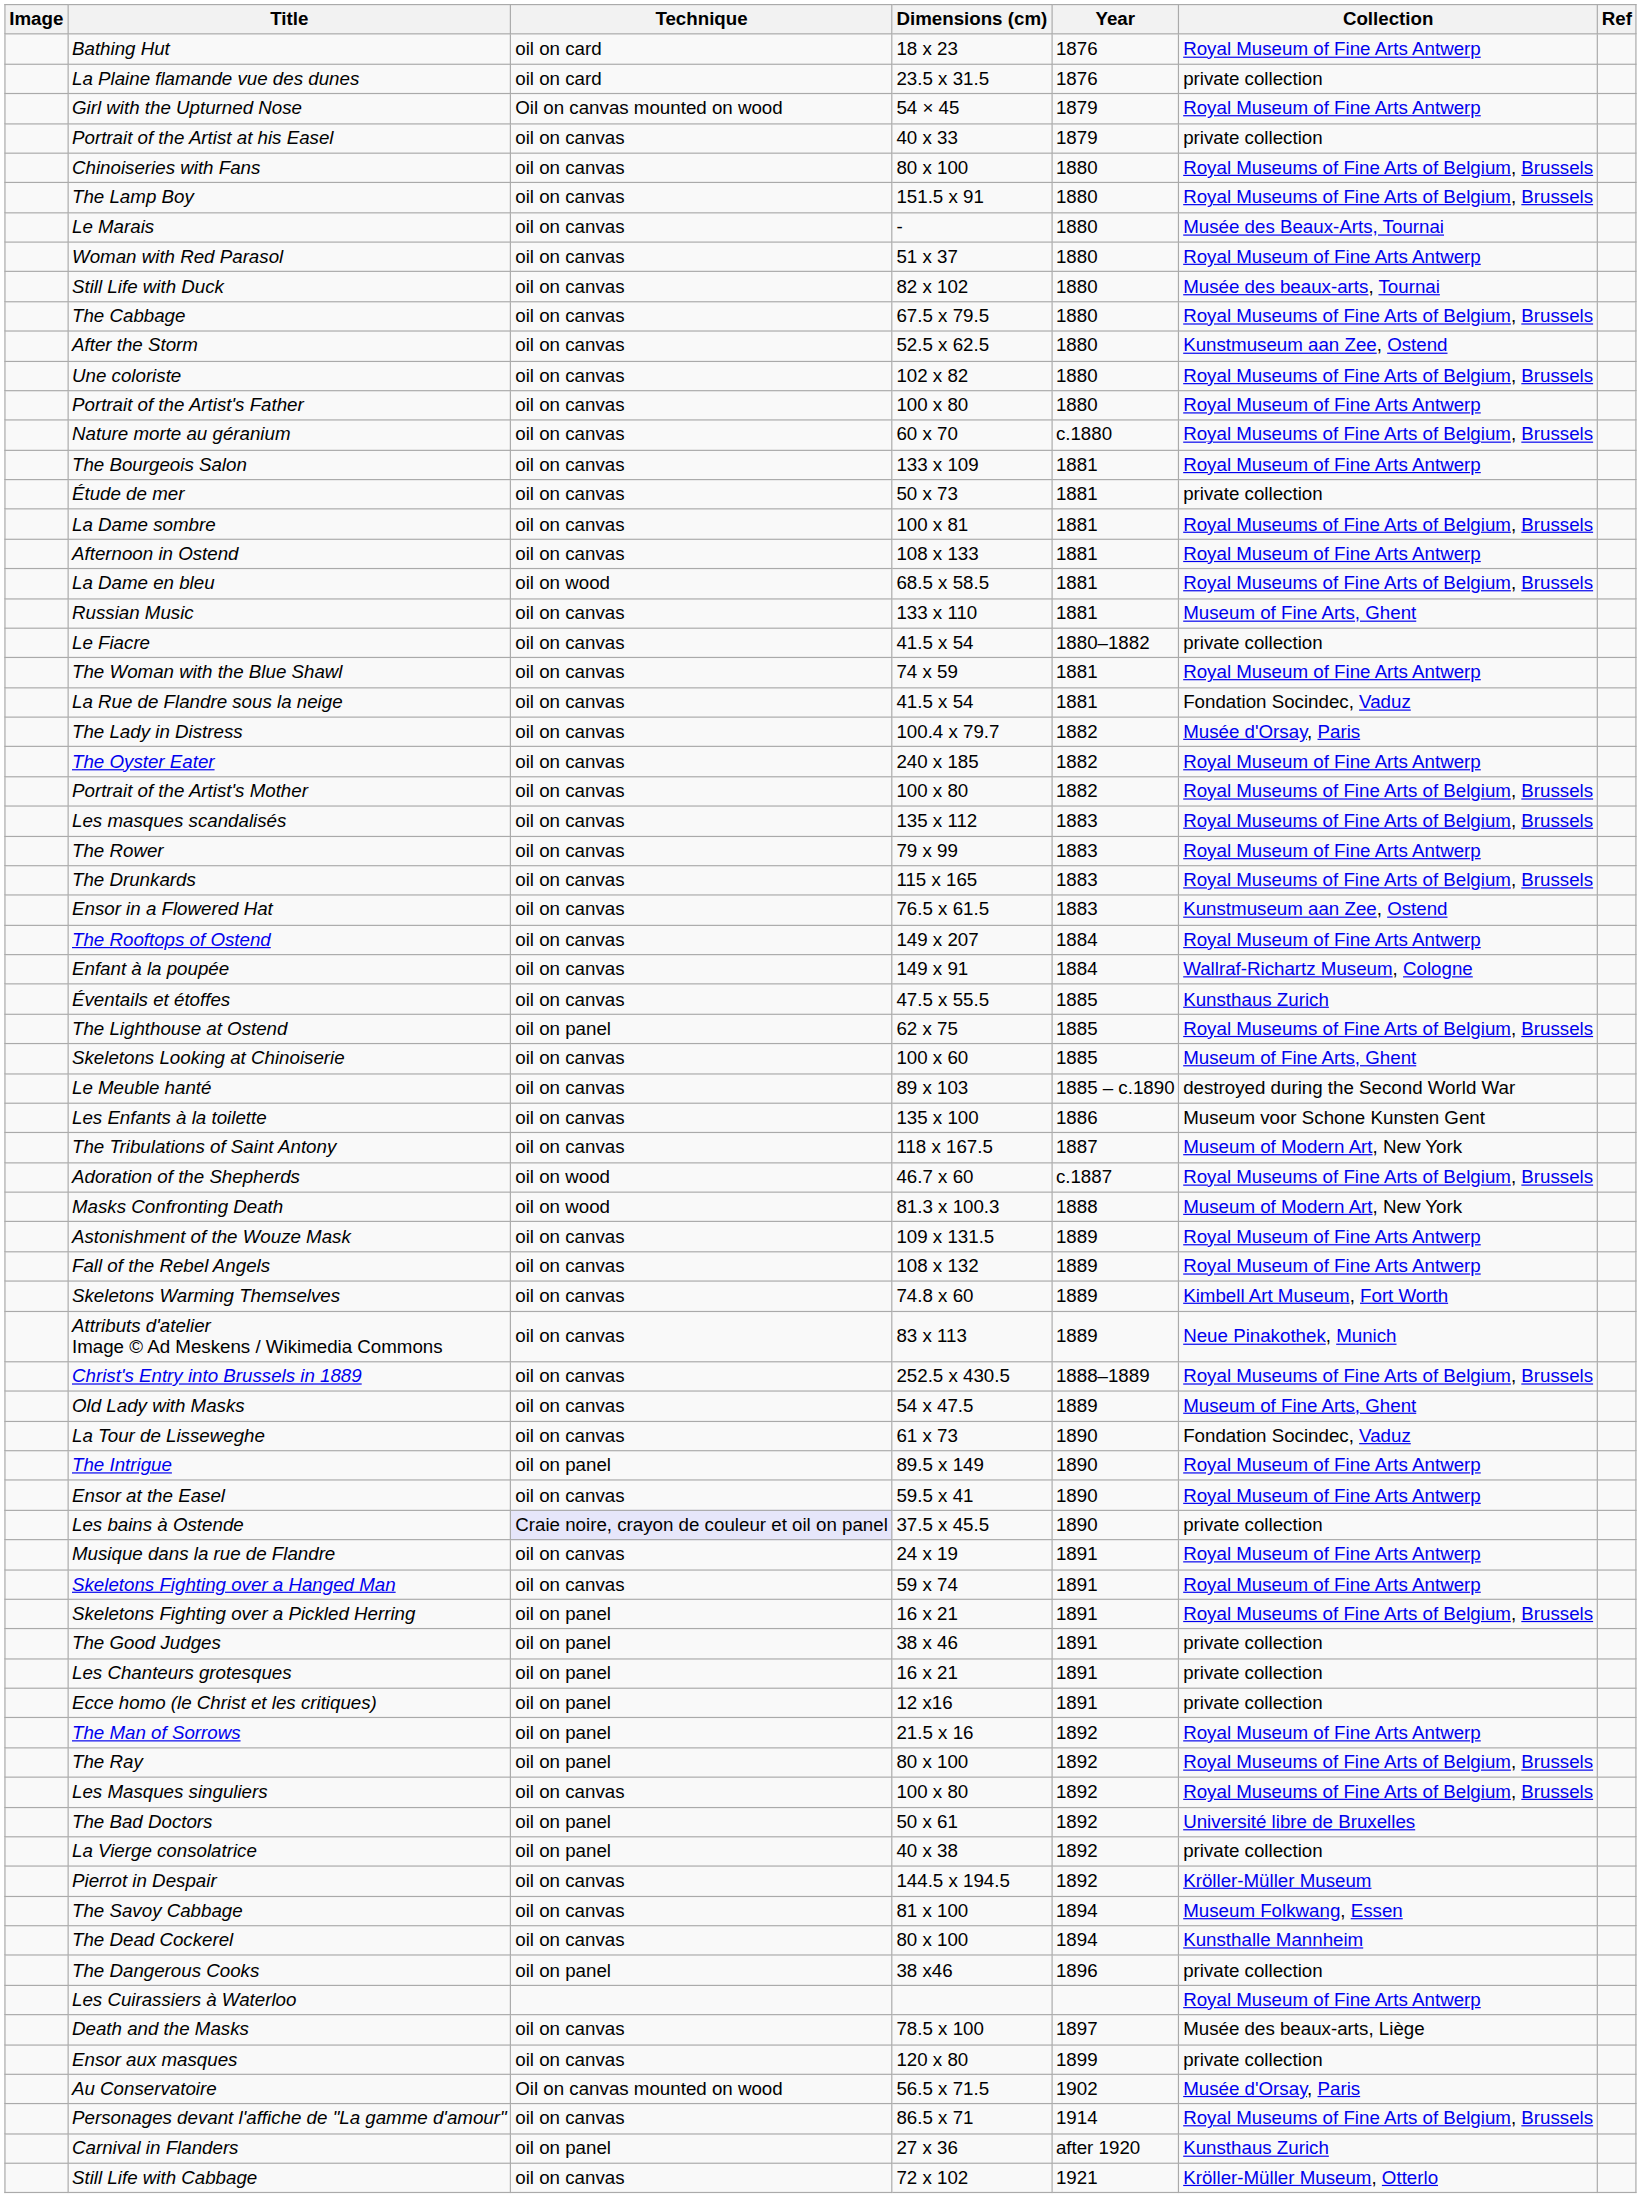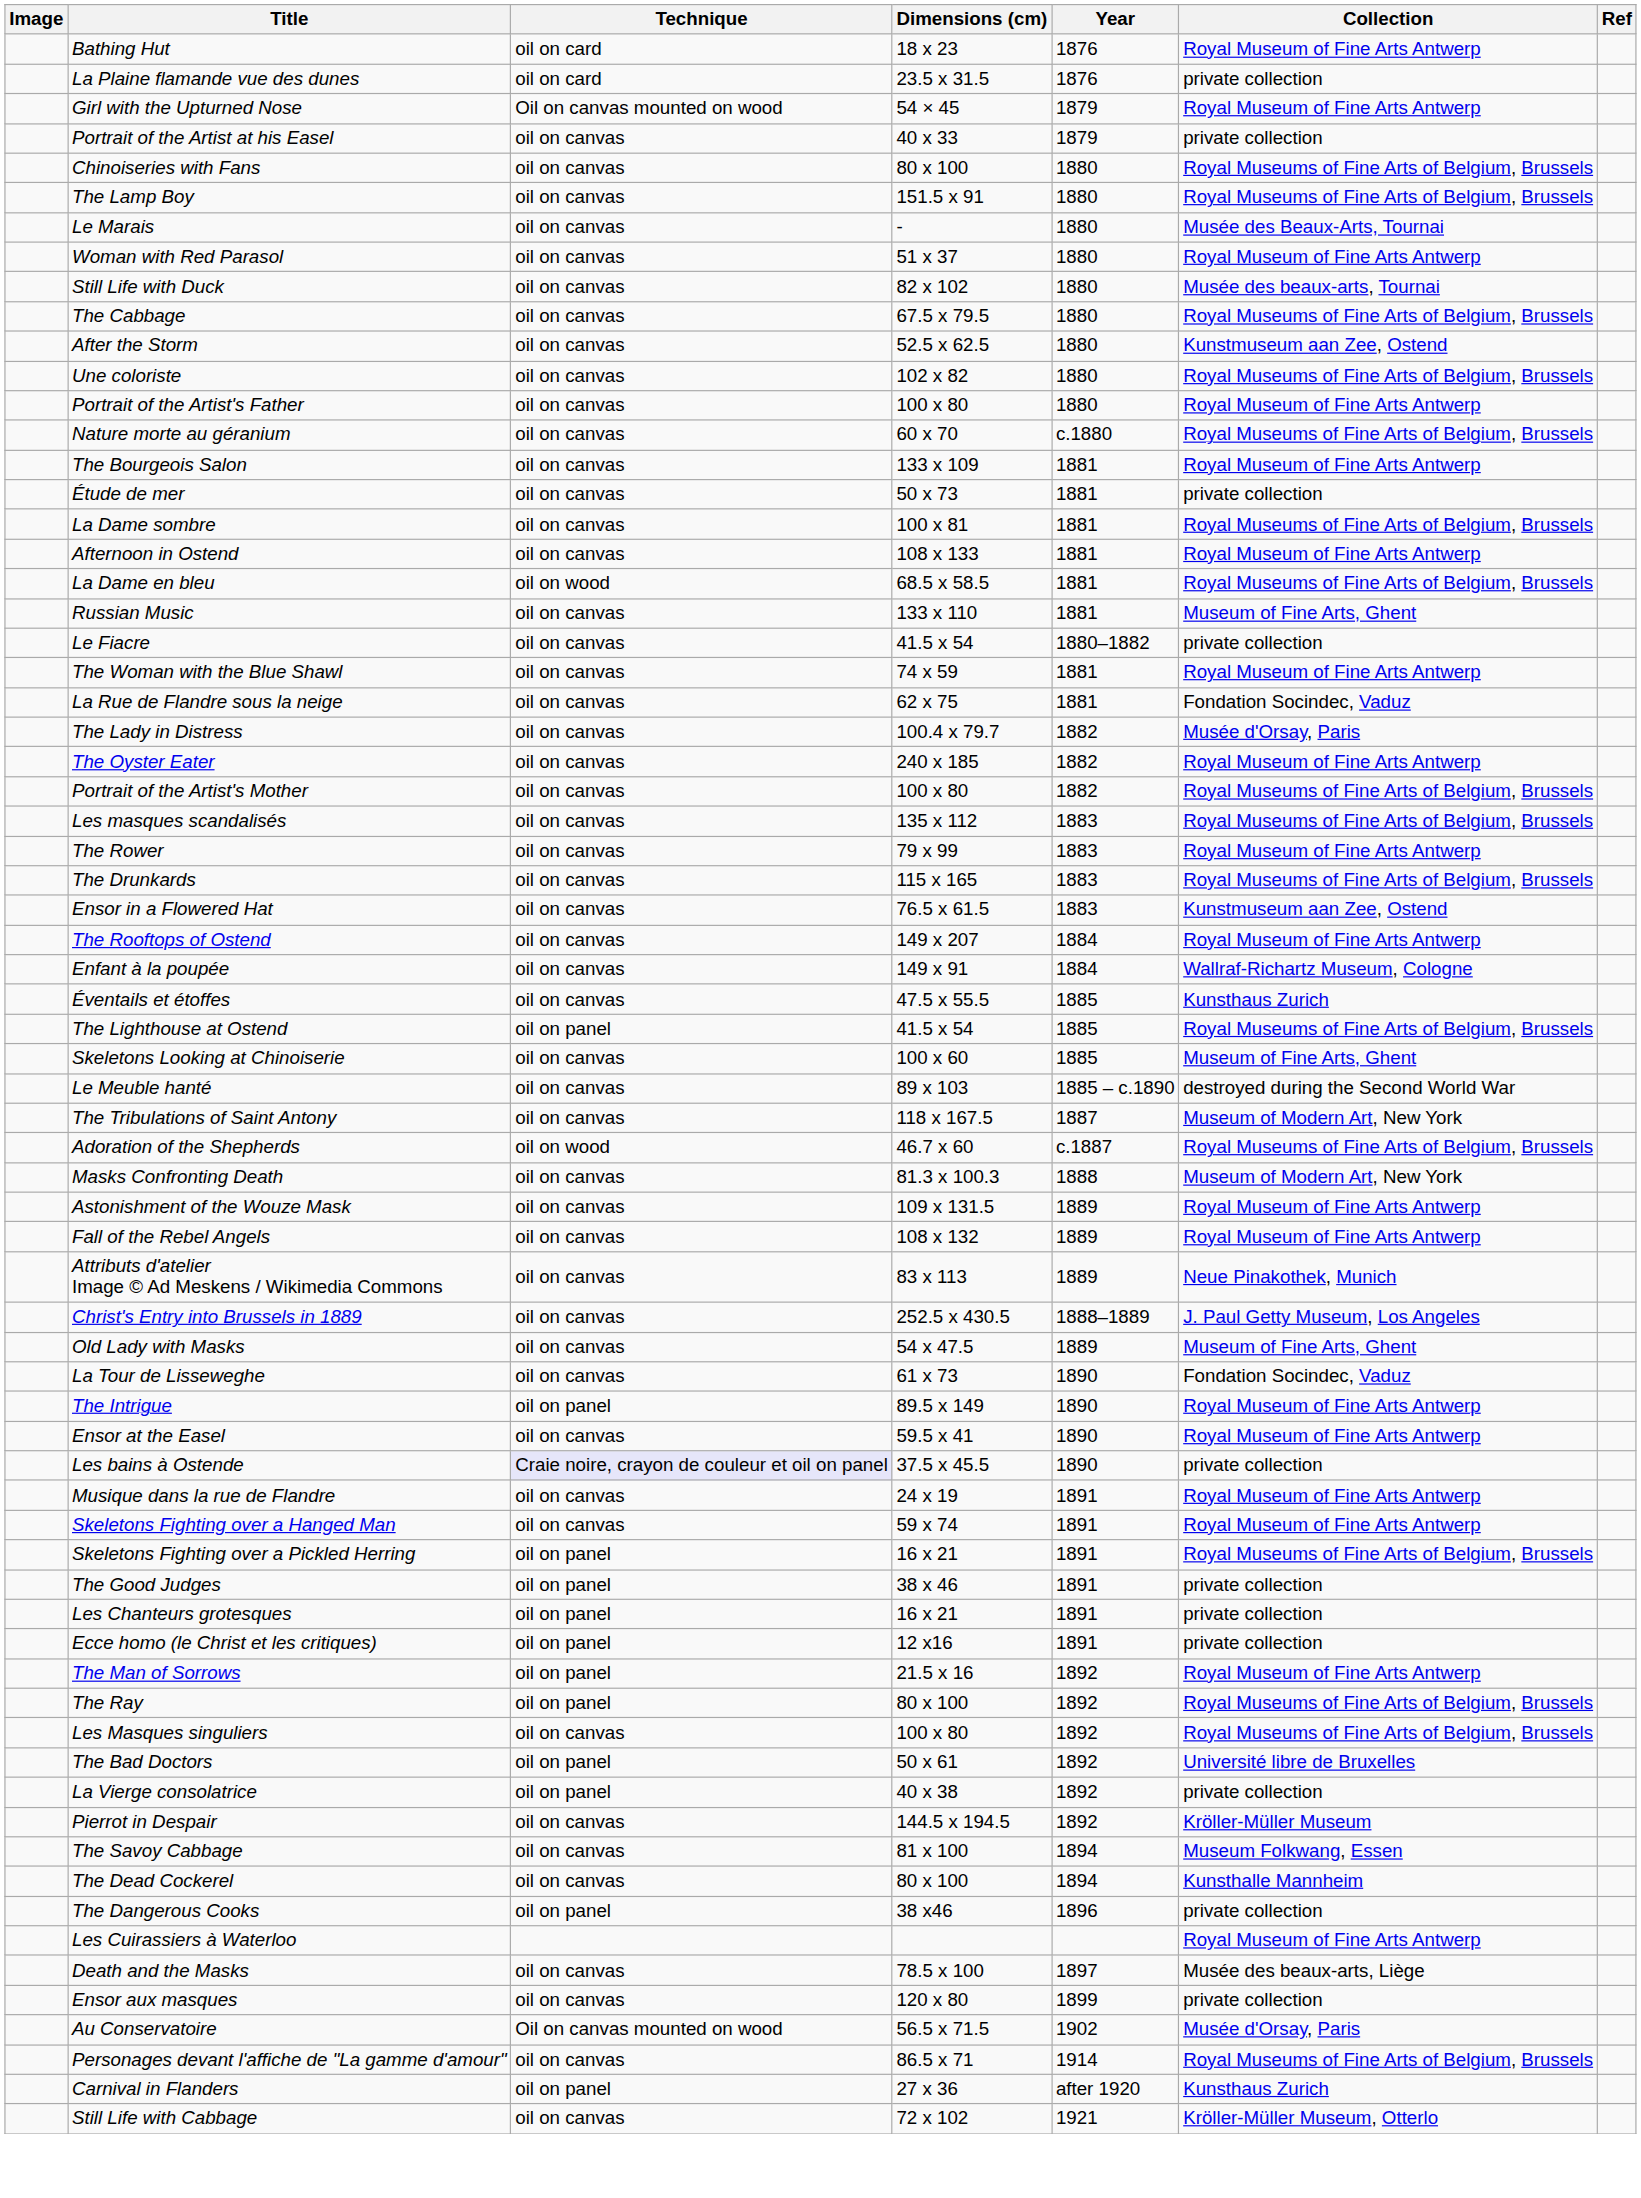(935, 702) 41.5 x 54 -> (927, 702) 62 x 75
(927, 1028) 62 x 75 -> (935, 1028) 41.5 x 54
- row: (169, 1117)
(563, 1206) oil on wood -> (570, 1177) oil on canvas
- row: (206, 1295)
(1388, 1376) Royal Museums of Fine Arts of Belgium, Brussels -> (1331, 1317) J. Paul Getty Museum, Los Angeles
